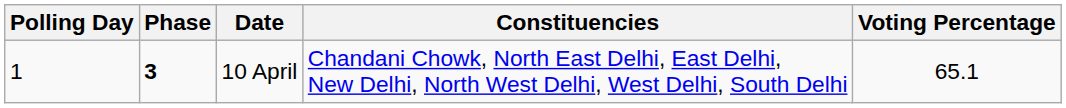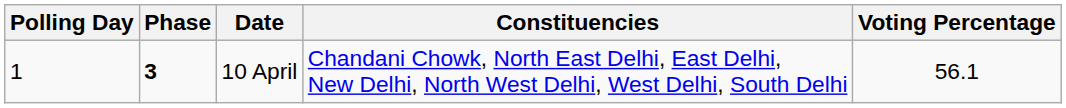(957, 71) 65.1 -> (957, 71) 56.1
